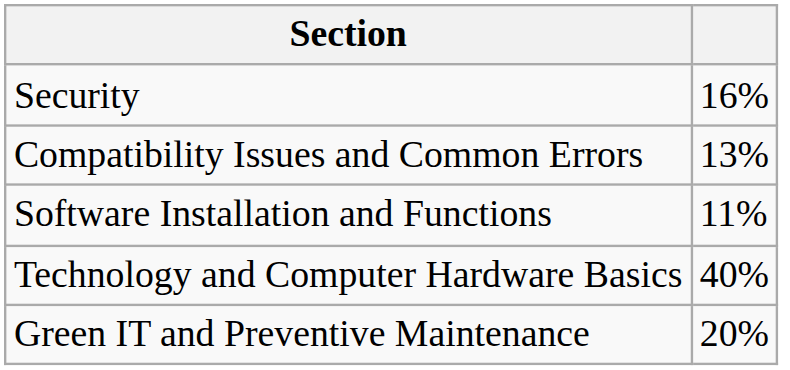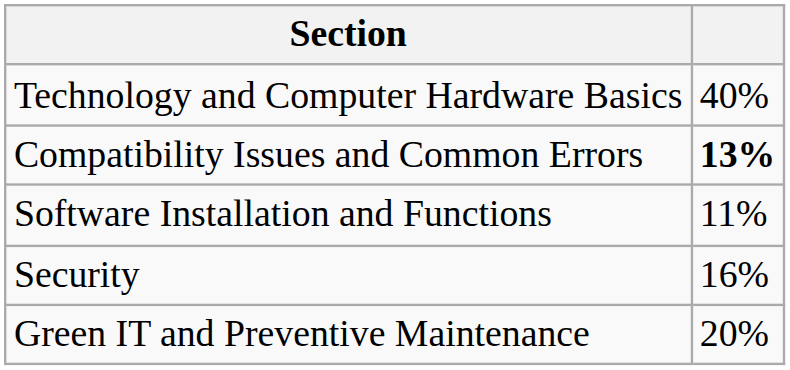rows swapped: (348, 273) <-> (77, 94)
(734, 154) normal -> (738, 154) bold
